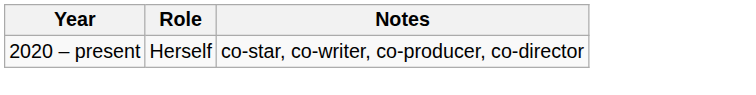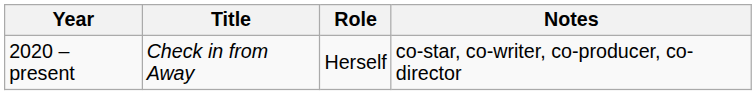+ column: (231, 20)
